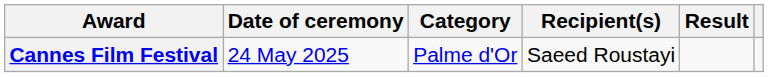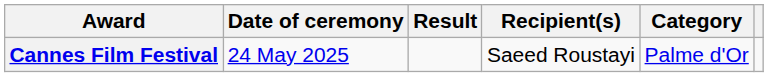columns swapped: (465, 21) <-> (717, 21)
